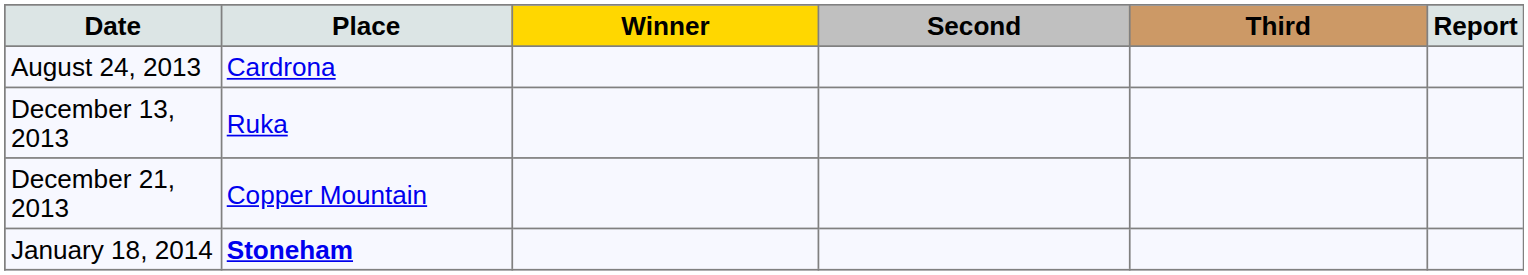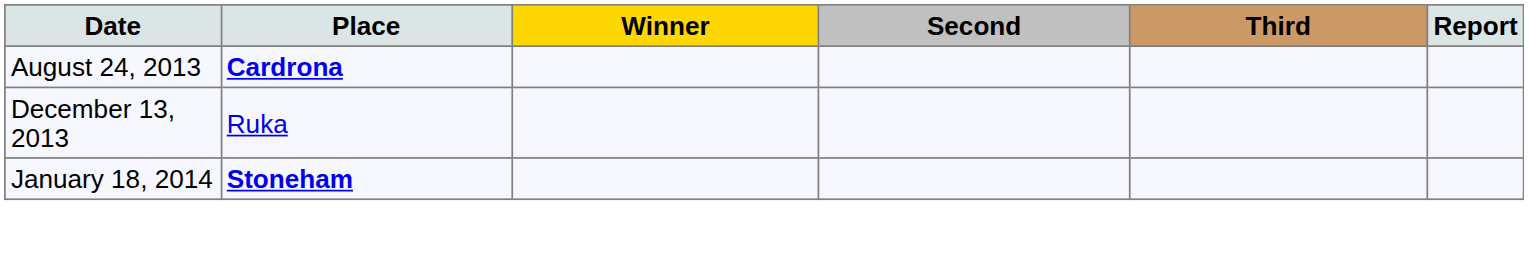(281, 67) normal -> (285, 67) bold
- row: (93, 193)
